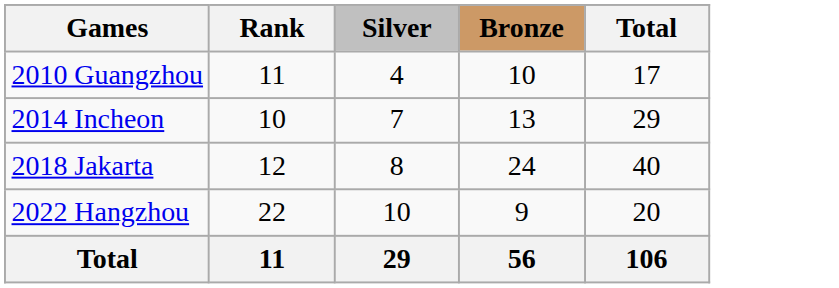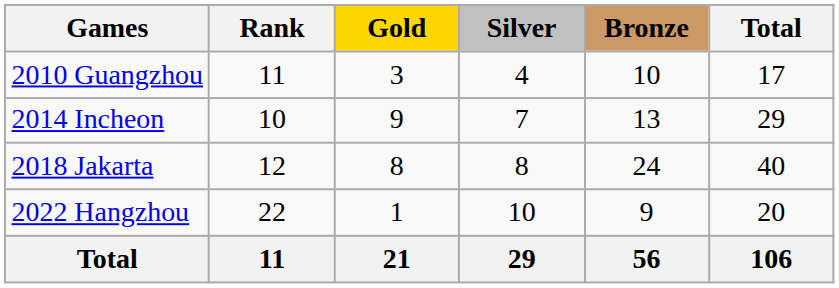+ column: (397, 27)
